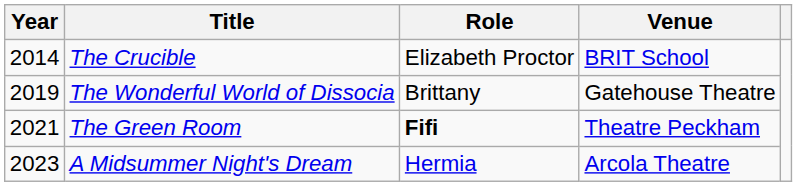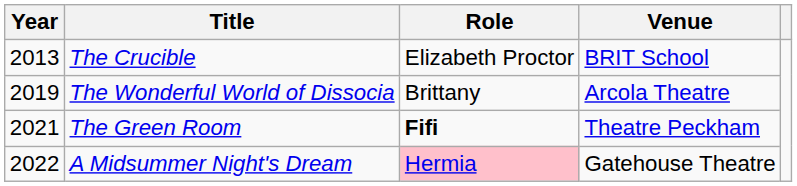(35, 57) 2014 -> (35, 57) 2013
(680, 92) Gatehouse Theatre -> (657, 92) Arcola Theatre
(35, 163) 2023 -> (35, 163) 2022
(441, 163) no background -> (441, 163) pink background
(657, 163) Arcola Theatre -> (680, 163) Gatehouse Theatre
